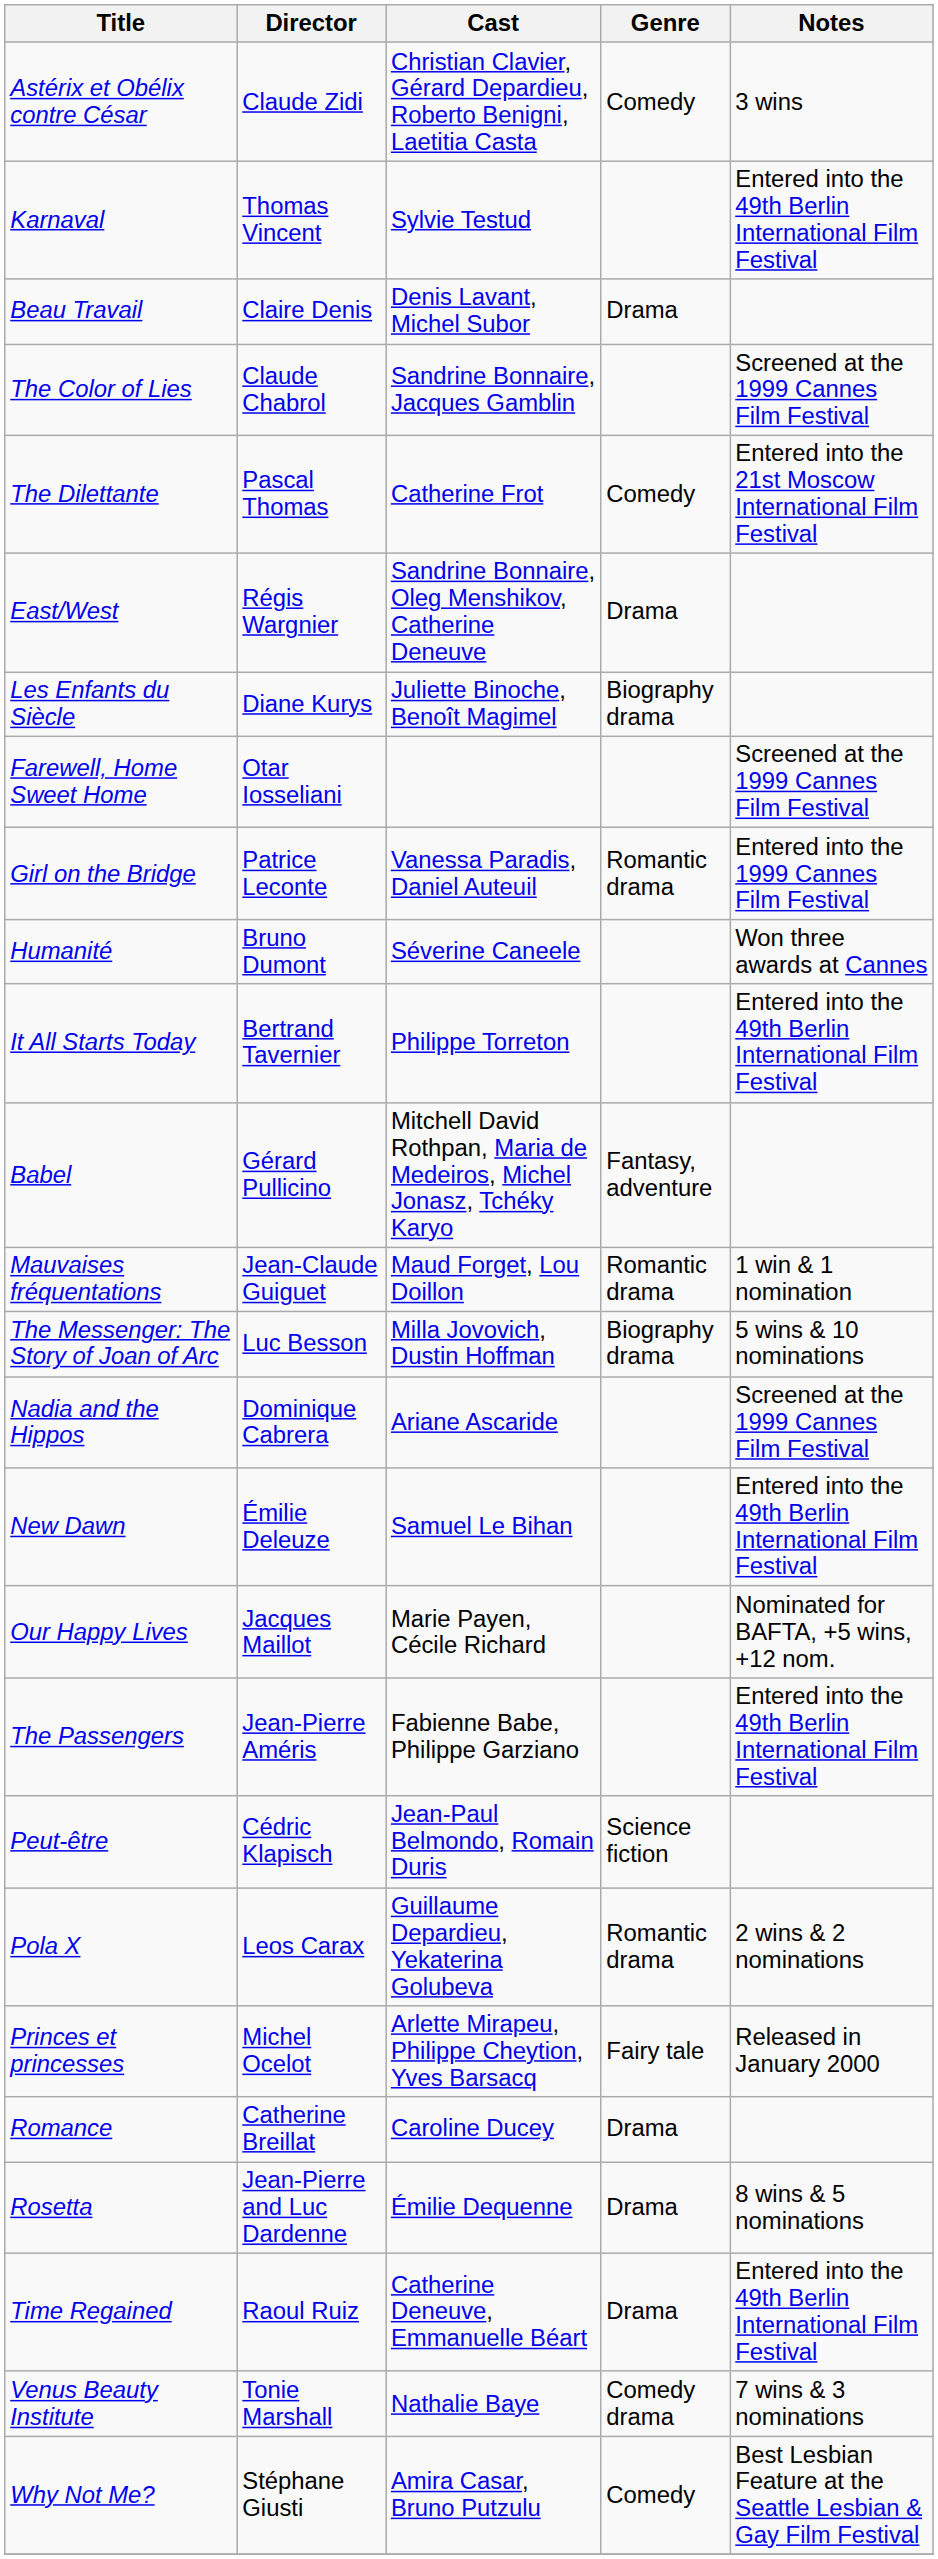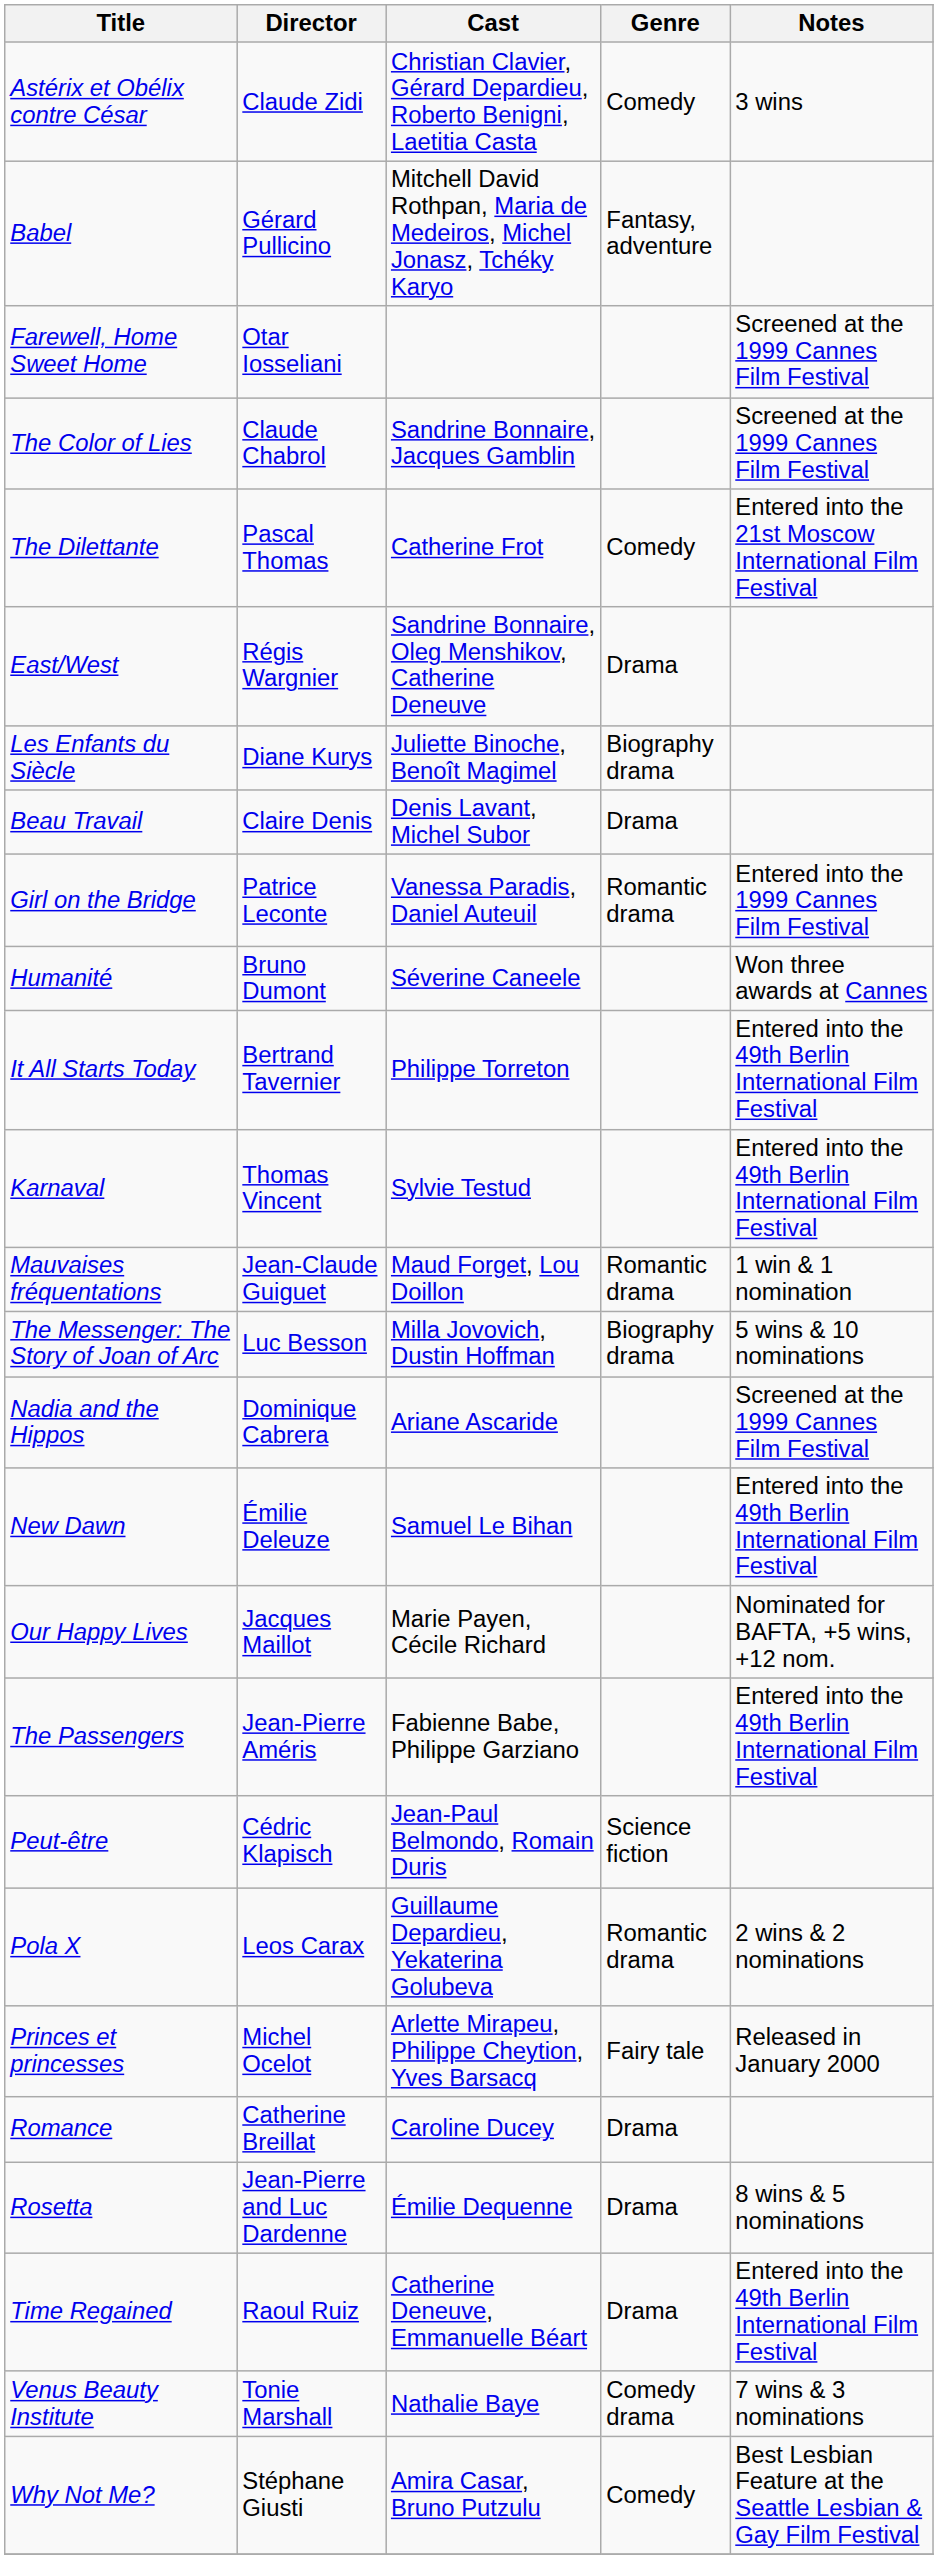rows swapped: (41, 1174) <-> (57, 219)
rows swapped: (76, 311) <-> (94, 781)
